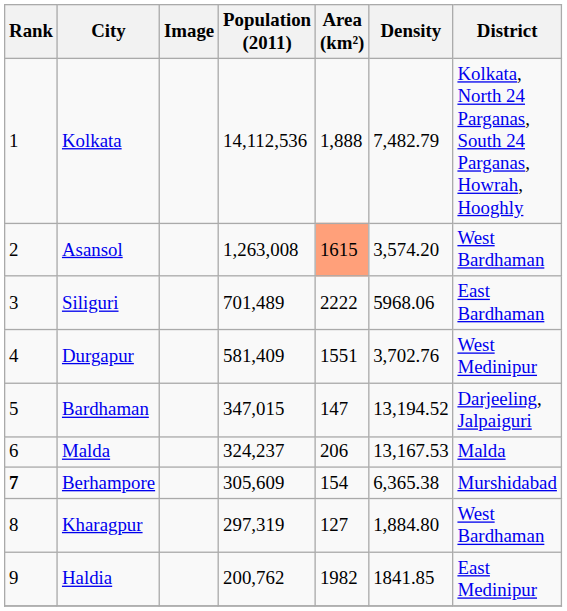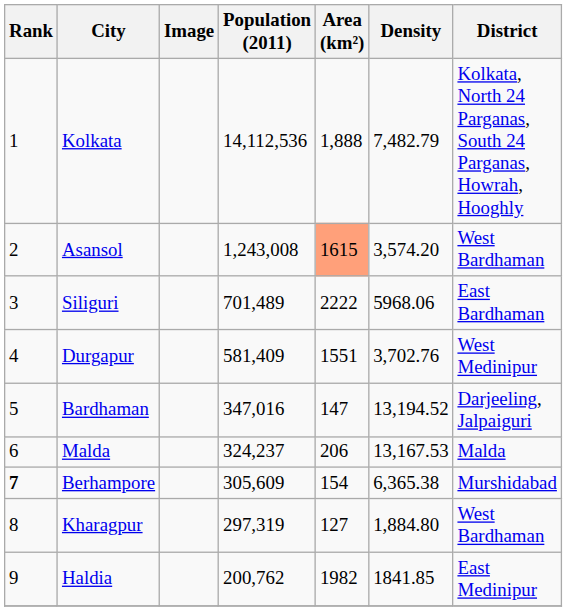(261, 249) 1,263,008 -> (261, 249) 1,243,008
(254, 409) 347,015 -> (254, 409) 347,016
